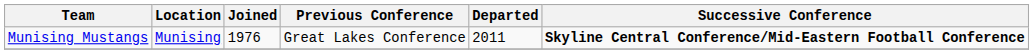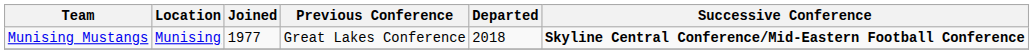(244, 38) 1976 -> (244, 38) 1977
(489, 38) 2011 -> (489, 38) 2018
